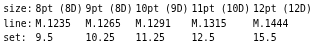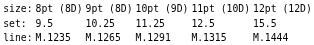rows swapped: (15, 37) <-> (18, 23)
